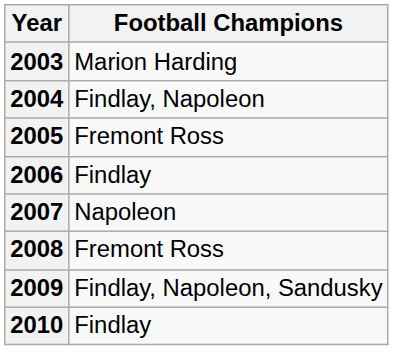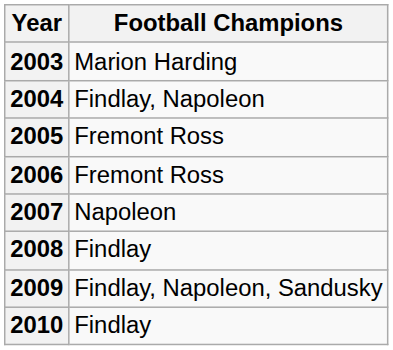(113, 174) Findlay -> (149, 174) Fremont Ross
(149, 250) Fremont Ross -> (113, 250) Findlay
